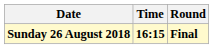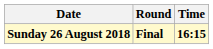columns swapped: (150, 14) <-> (188, 14)
